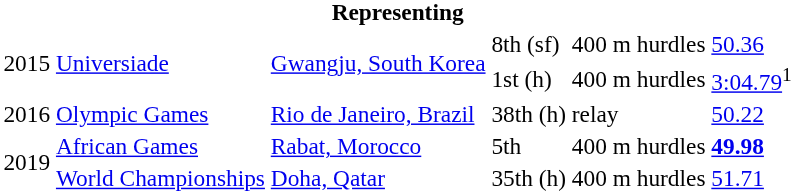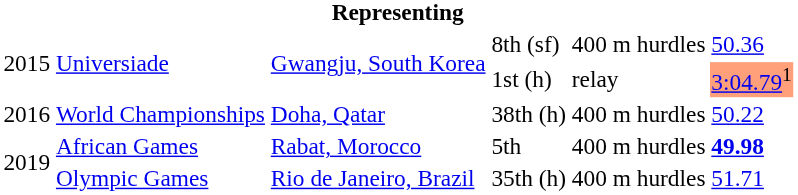(639, 79) 400 m hurdles -> (595, 79) relay
(752, 79) no background -> (752, 79) lightsalmon background
(132, 114) Olympic Games -> (160, 114) World Championships
(373, 114) Rio de Janeiro, Brazil -> (328, 114) Doha, Qatar
(595, 114) relay -> (639, 114) 400 m hurdles
(160, 179) World Championships -> (132, 179) Olympic Games
(328, 179) Doha, Qatar -> (373, 179) Rio de Janeiro, Brazil
